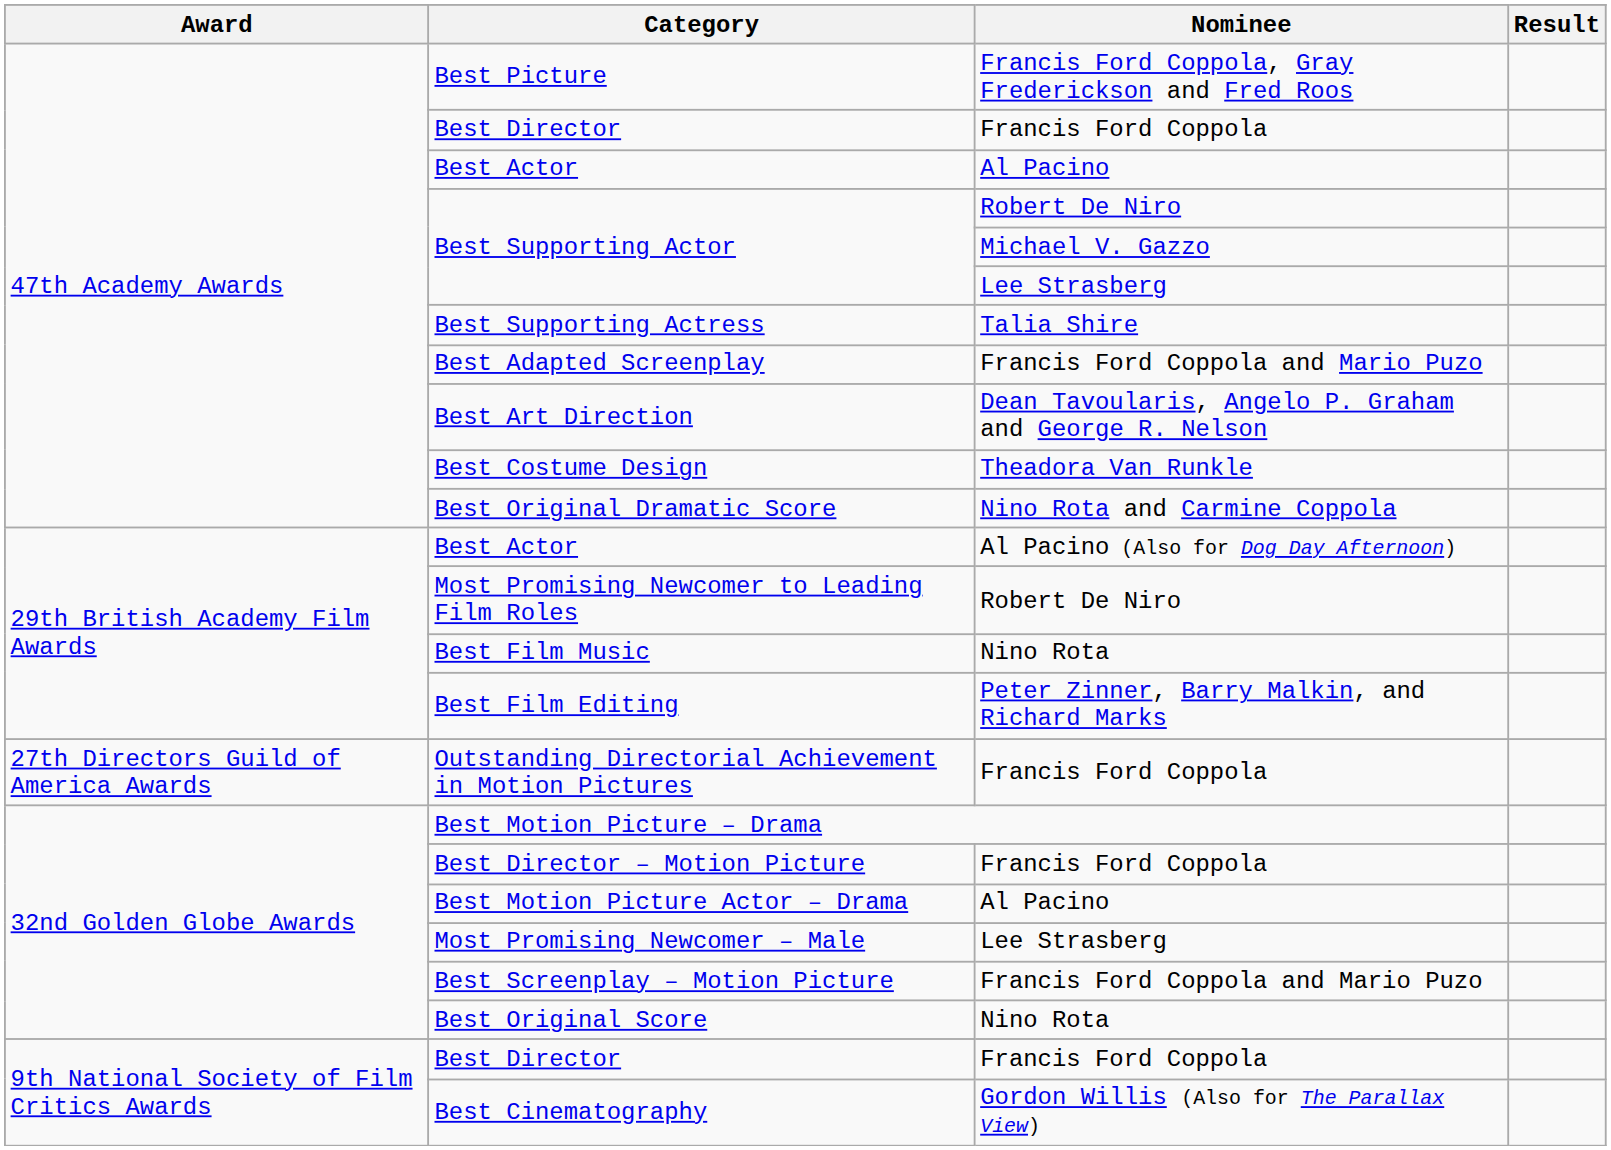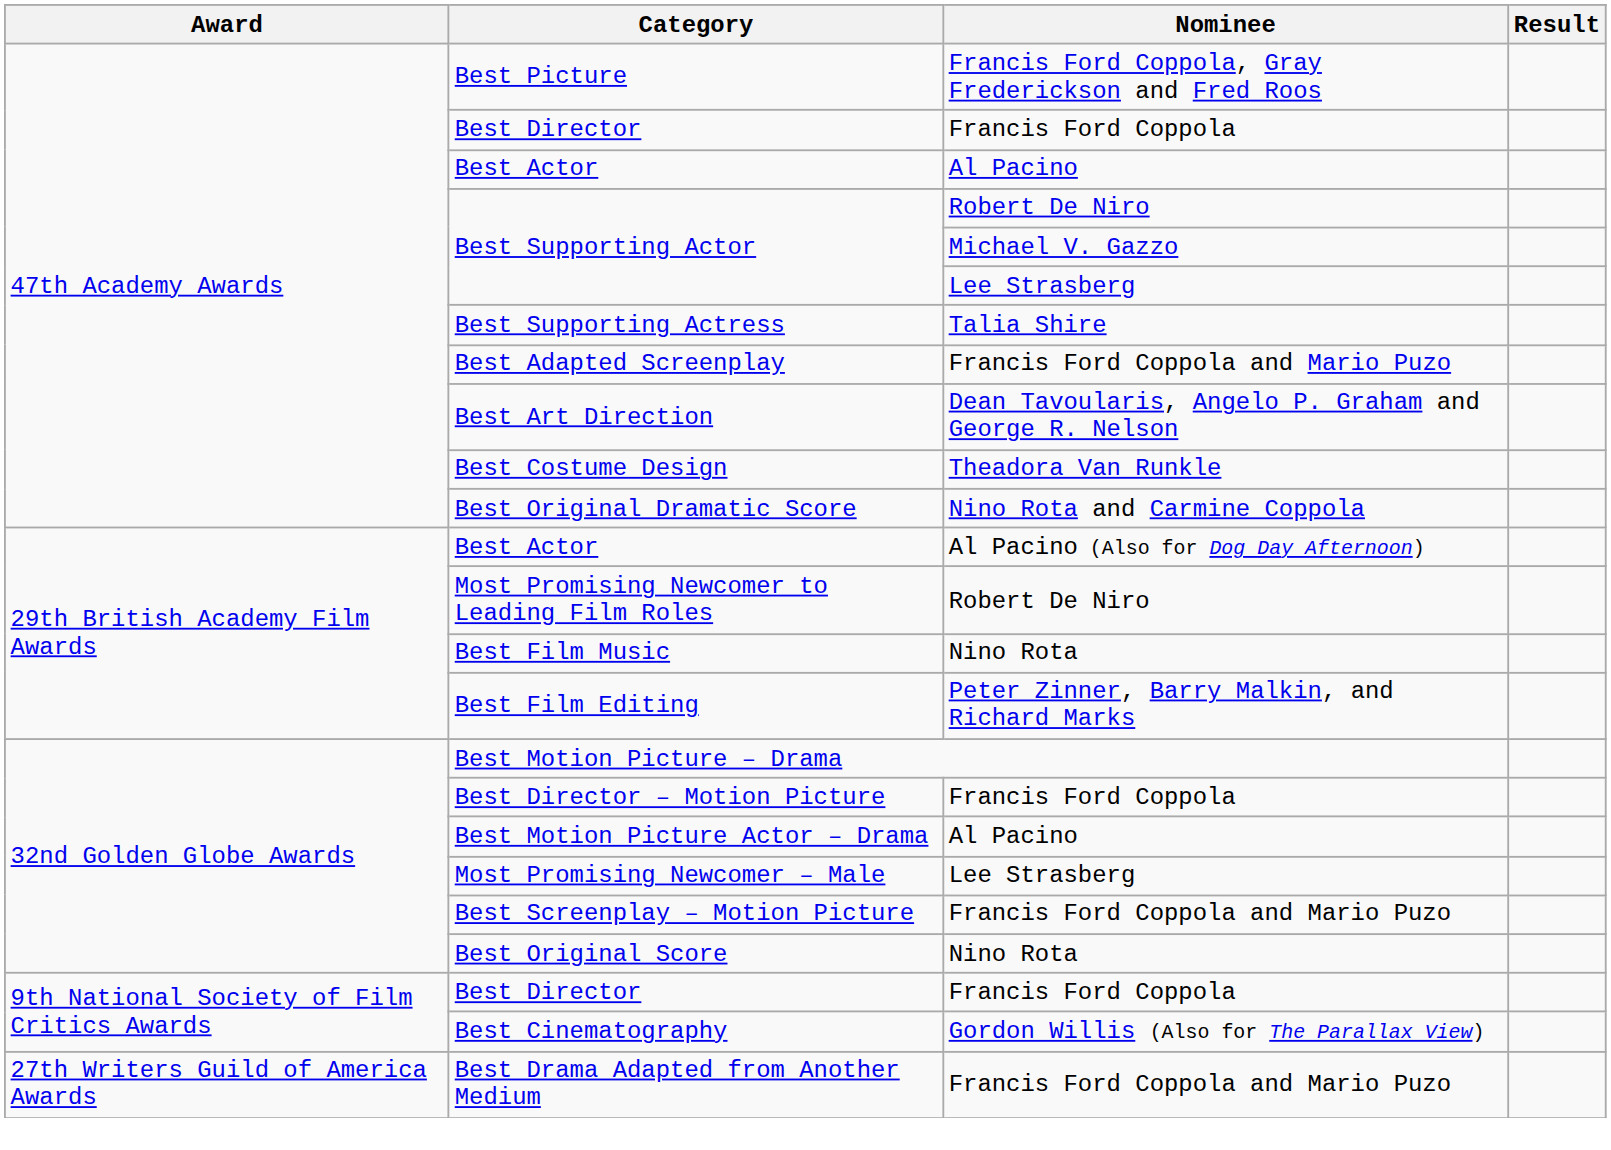- row: (686, 772)
+ row: (677, 1084)
